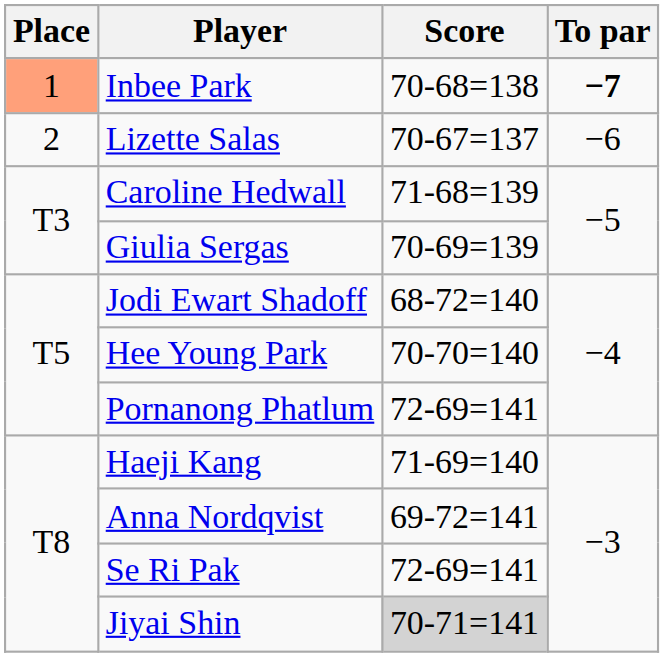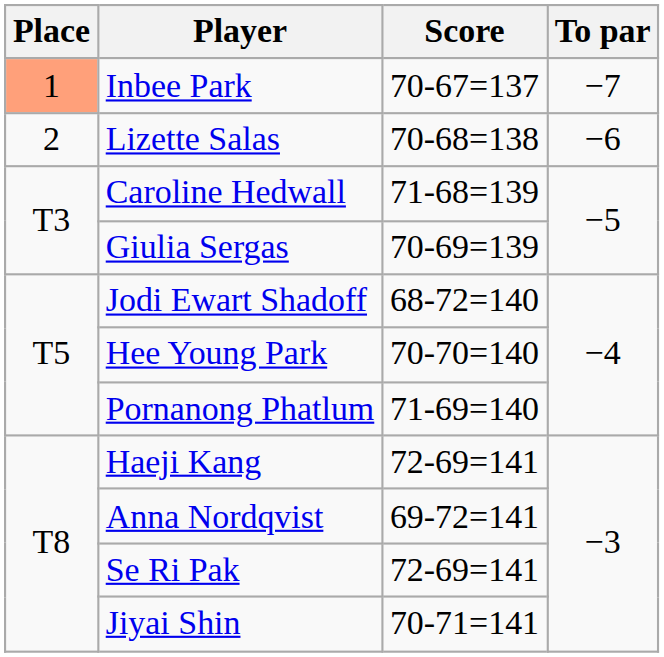(464, 85) 70-68=138 -> (464, 85) 70-67=137
(603, 85) bold -> (603, 85) normal
(464, 138) 70-67=137 -> (464, 138) 70-68=138
(464, 407) 72-69=141 -> (464, 407) 71-69=140
(464, 461) 71-69=140 -> (464, 461) 72-69=141
(464, 623) lightgrey background -> (464, 623) no background
